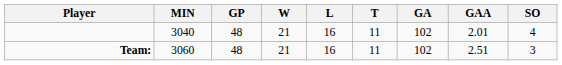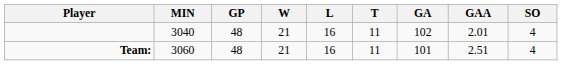(423, 50) 102 -> (423, 50) 101
(533, 50) 3 -> (533, 50) 4
